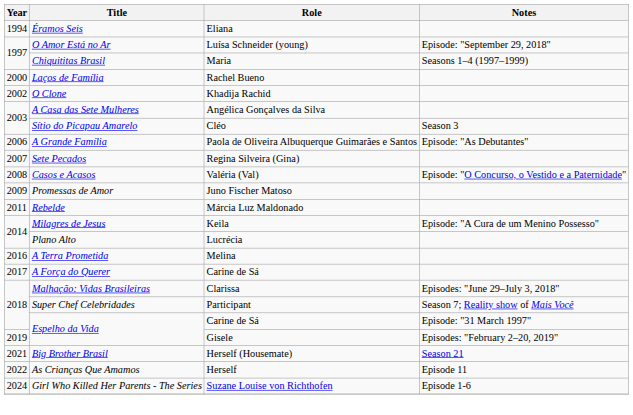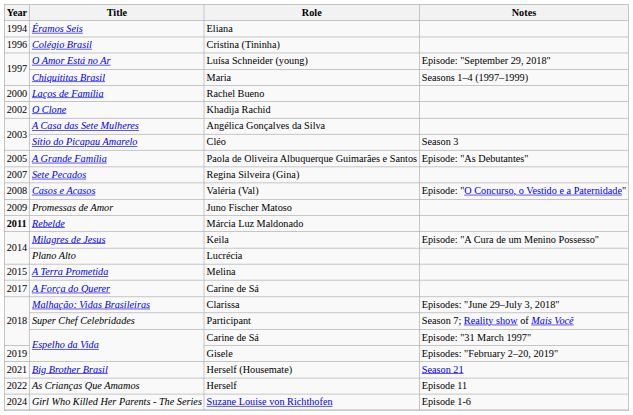+ row: (62, 45)
(17, 142) 2006 -> (17, 158) 2005
(17, 207) normal -> (17, 223) bold
(17, 256) 2016 -> (17, 272) 2015
